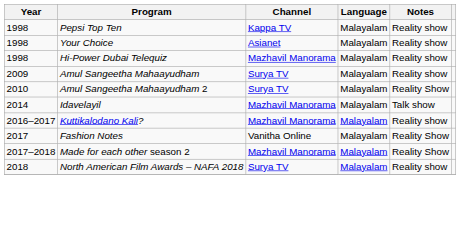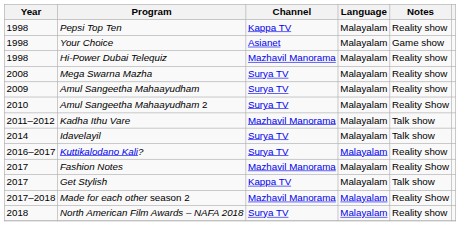(420, 43) Reality show -> (418, 43) Game show
+ row: (106, 74)
+ row: (95, 120)
(292, 105) Mazhavil Manorama -> (268, 136) Surya TV
(292, 120) Mazhavil Manorama -> (268, 151) Surya TV
(280, 136) Vanitha Online -> (292, 167) Mazhavil Manorama
+ row: (84, 182)
